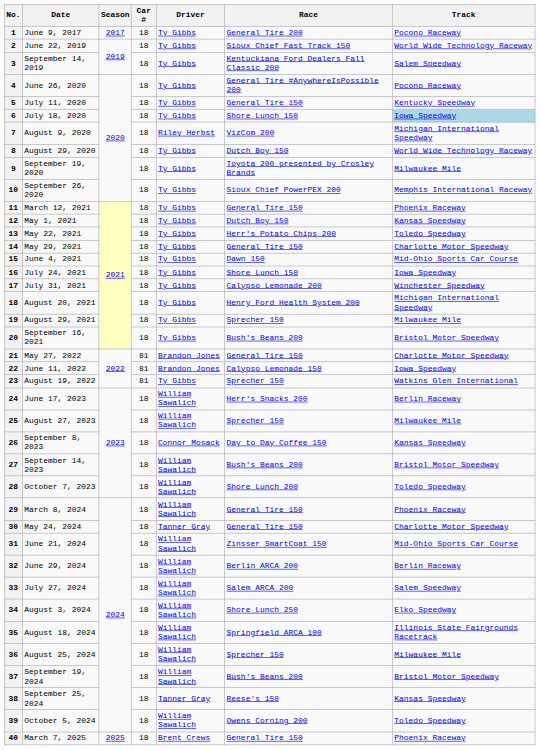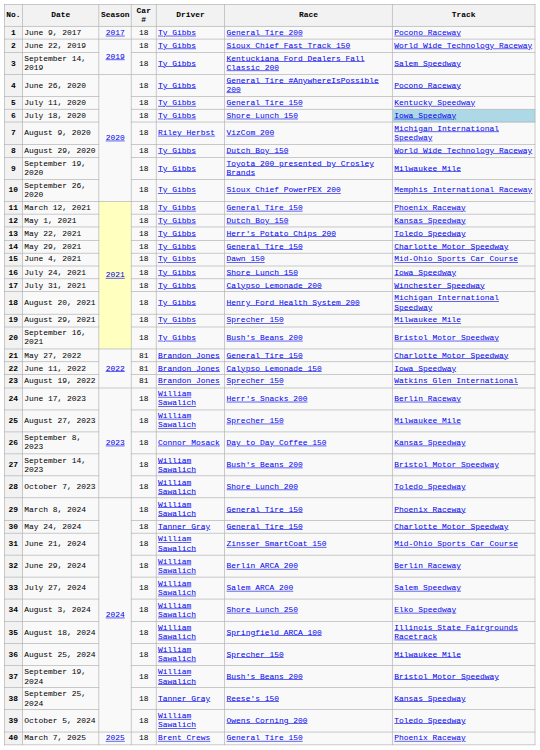(177, 381) Ty Gibbs -> (189, 381) Brandon Jones
